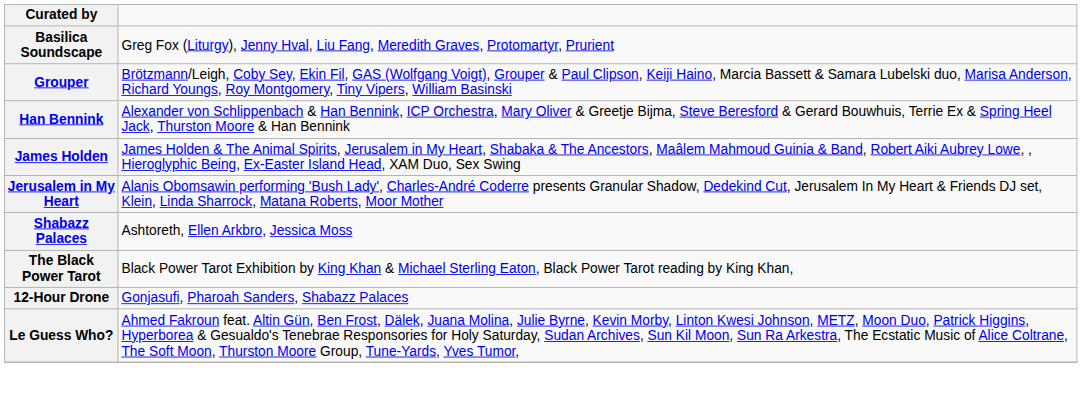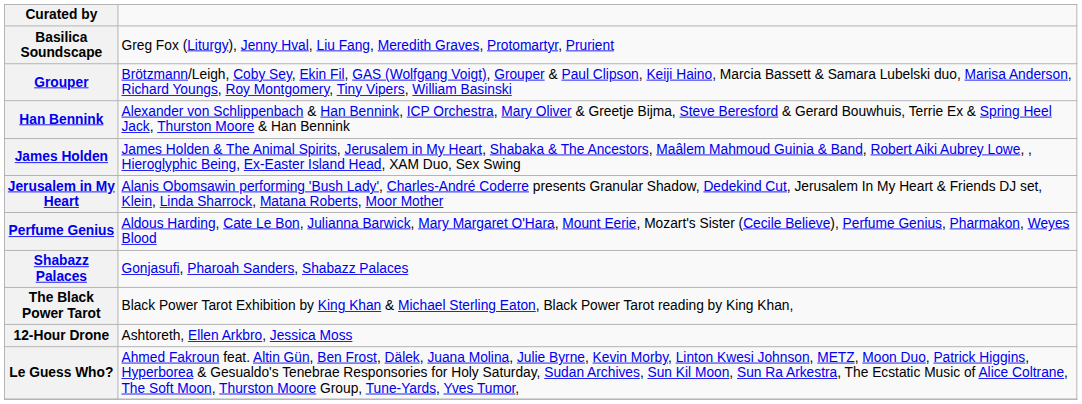+ row: (61, 231)
(237, 231) Ashtoreth, Ellen Arkbro, Jessica Moss -> (265, 268) Gonjasufi, Pharoah Sanders, Shabazz Palaces
(265, 298) Gonjasufi, Pharoah Sanders, Shabazz Palaces -> (237, 335) Ashtoreth, Ellen Arkbro, Jessica Moss
